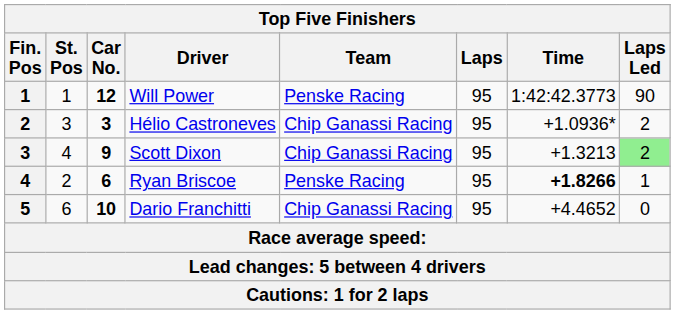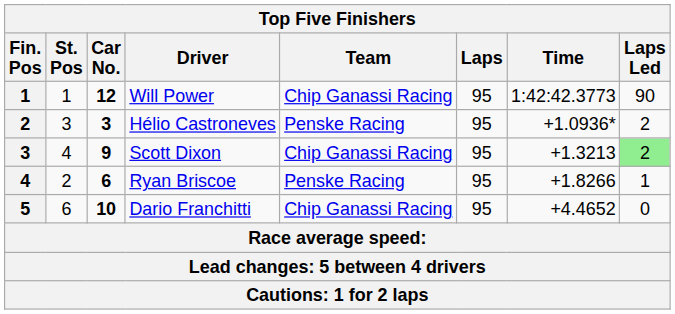(344, 96) Penske Racing -> (368, 96) Chip Ganassi Racing
(368, 124) Chip Ganassi Racing -> (344, 124) Penske Racing
(583, 181) bold -> (583, 181) normal
